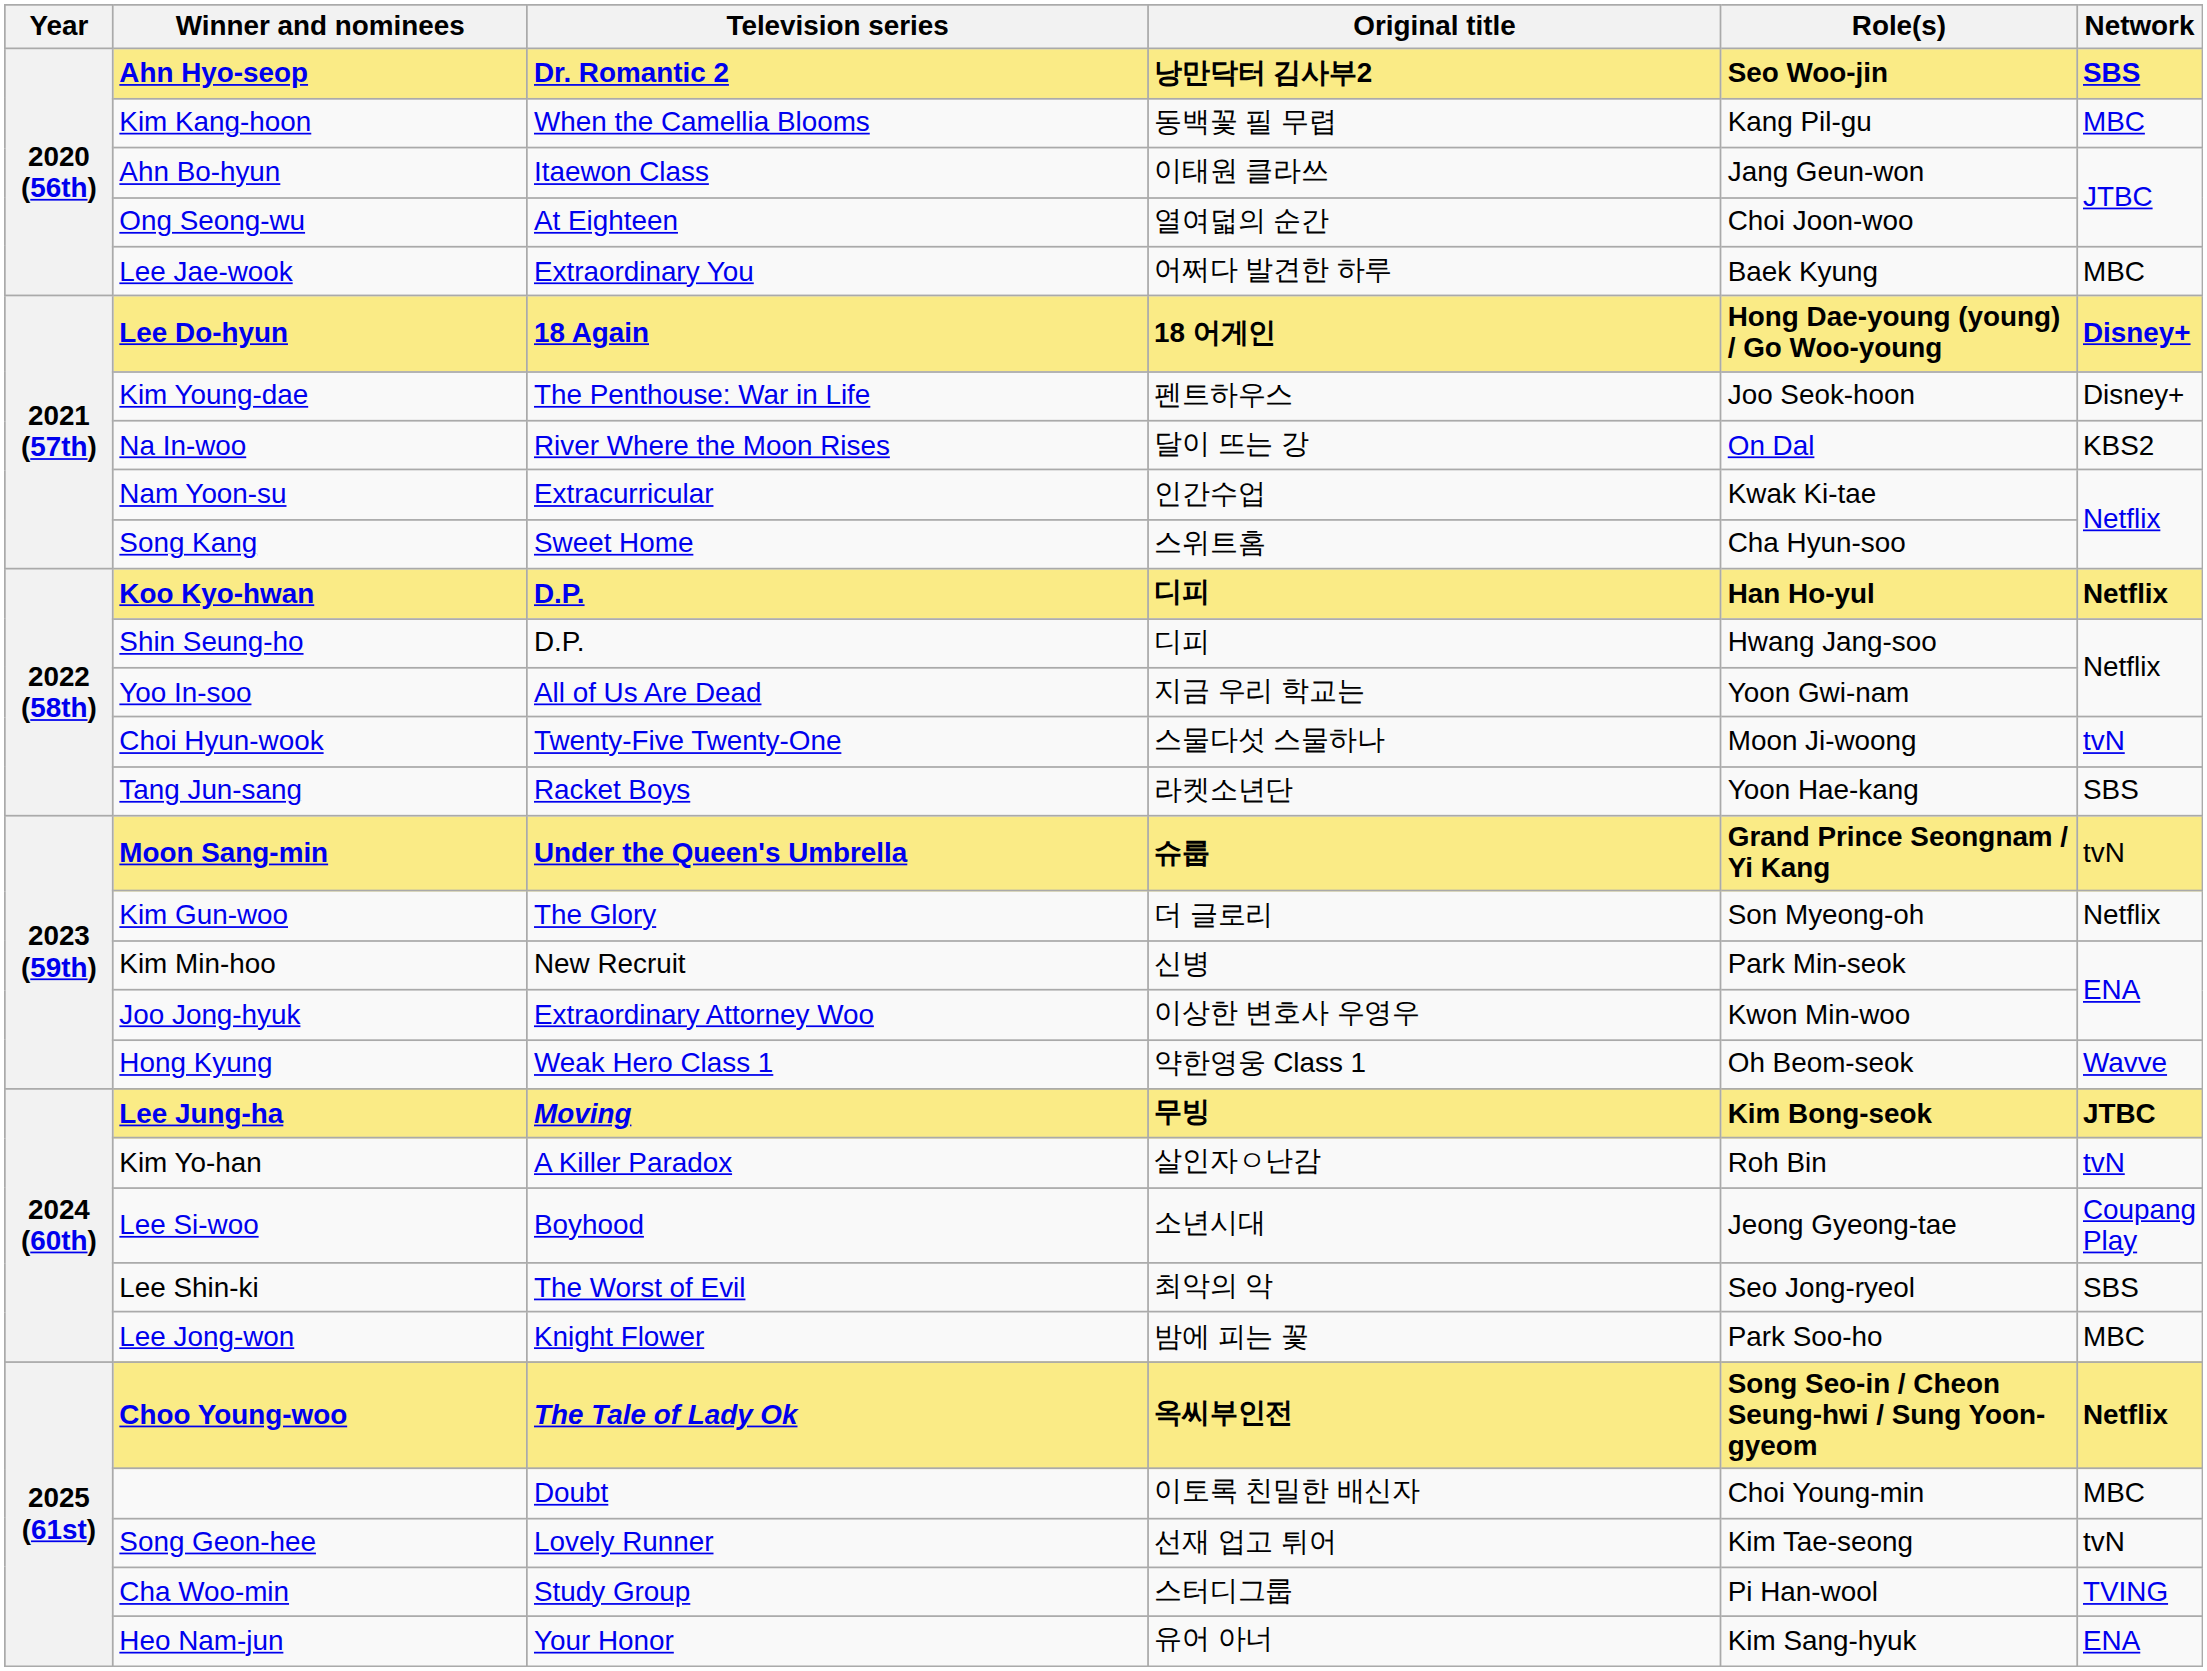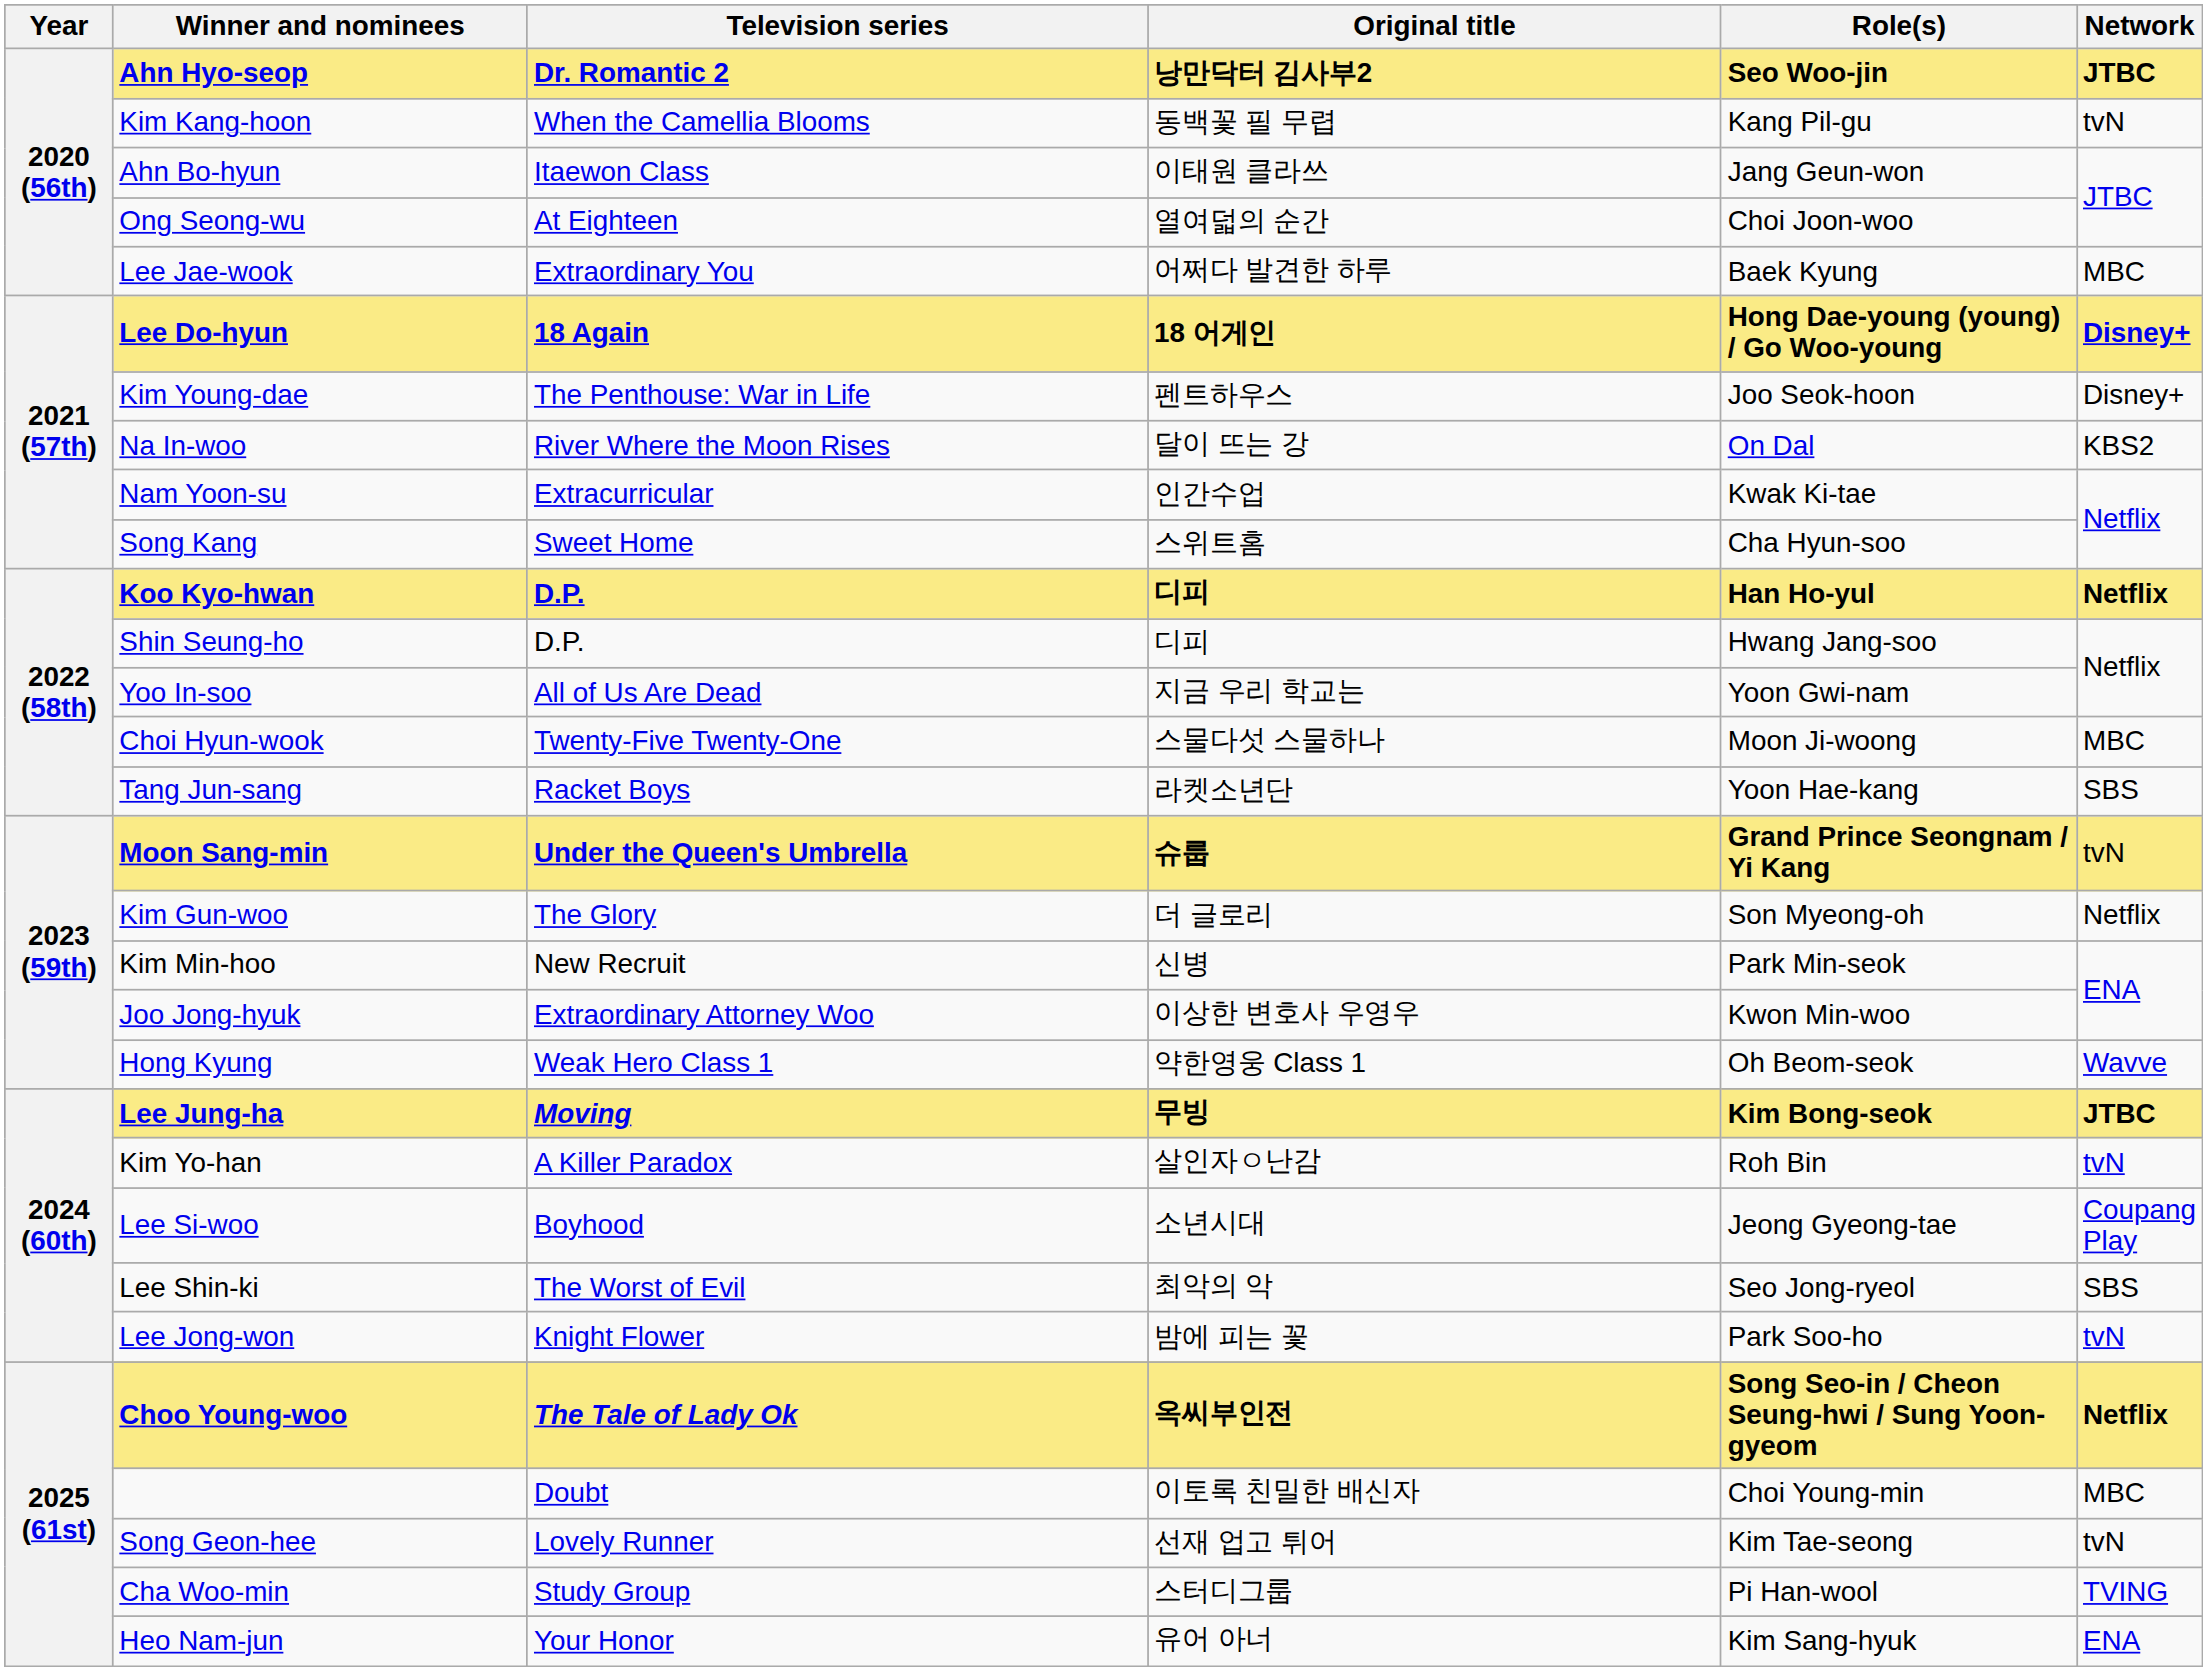(2112, 73) SBS -> (2119, 73) JTBC
(2114, 122) MBC -> (2104, 122) tvN
(2104, 741) tvN -> (2114, 741) MBC
(2114, 1336) MBC -> (2104, 1336) tvN
